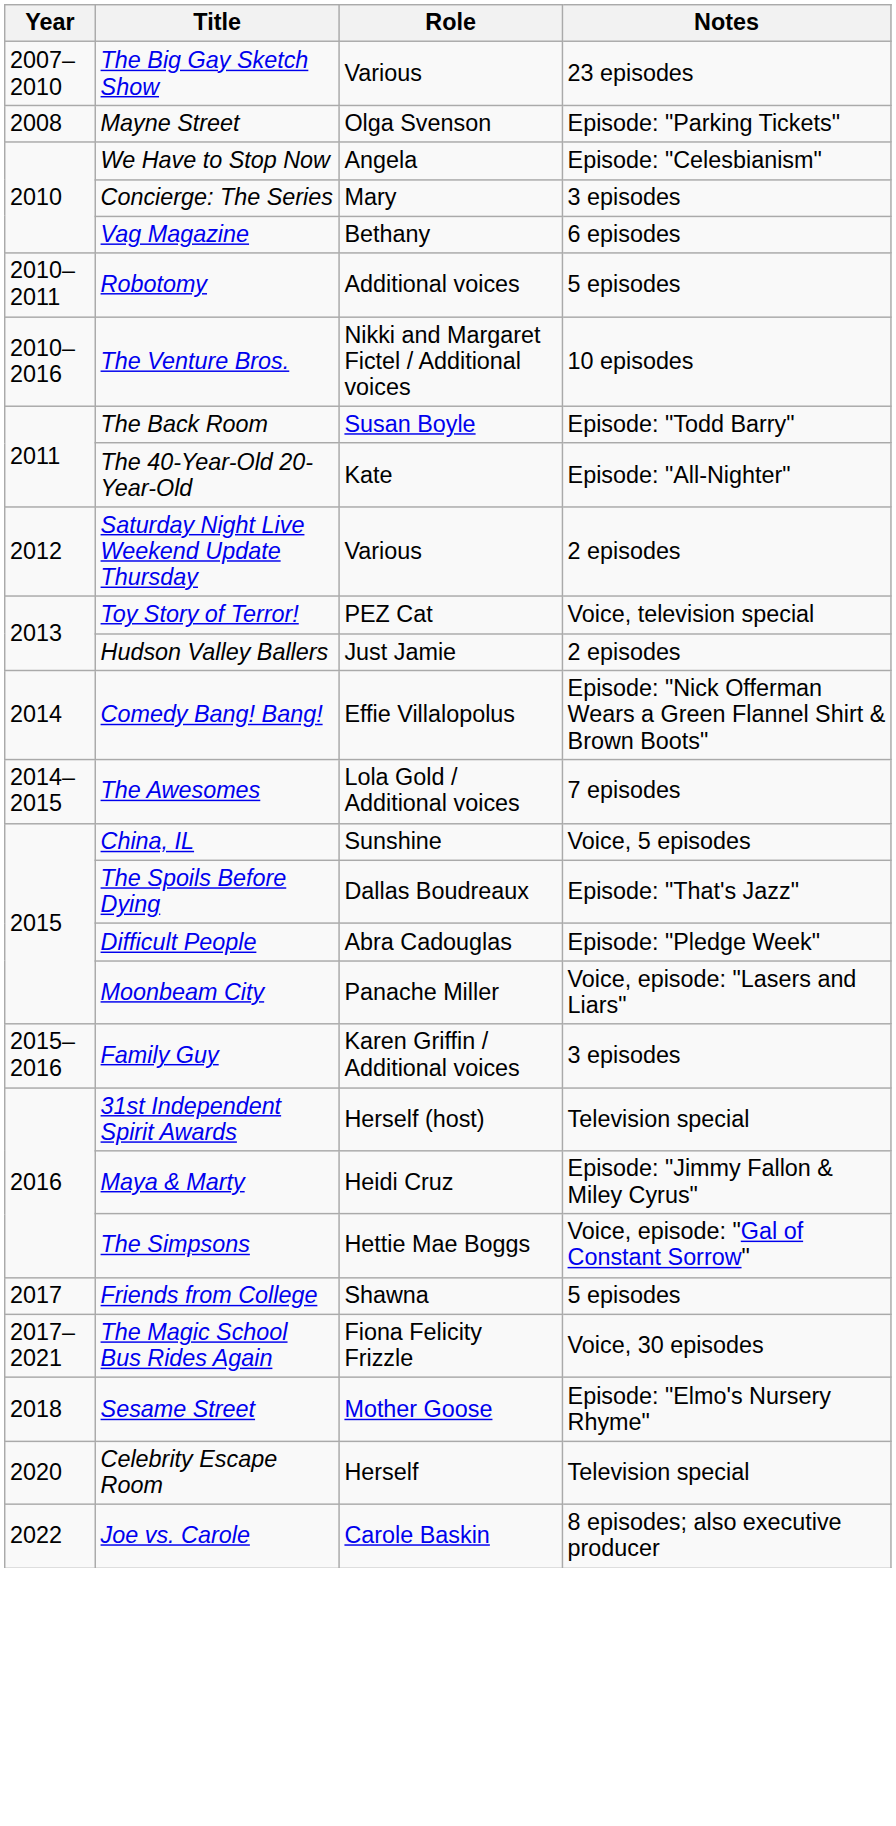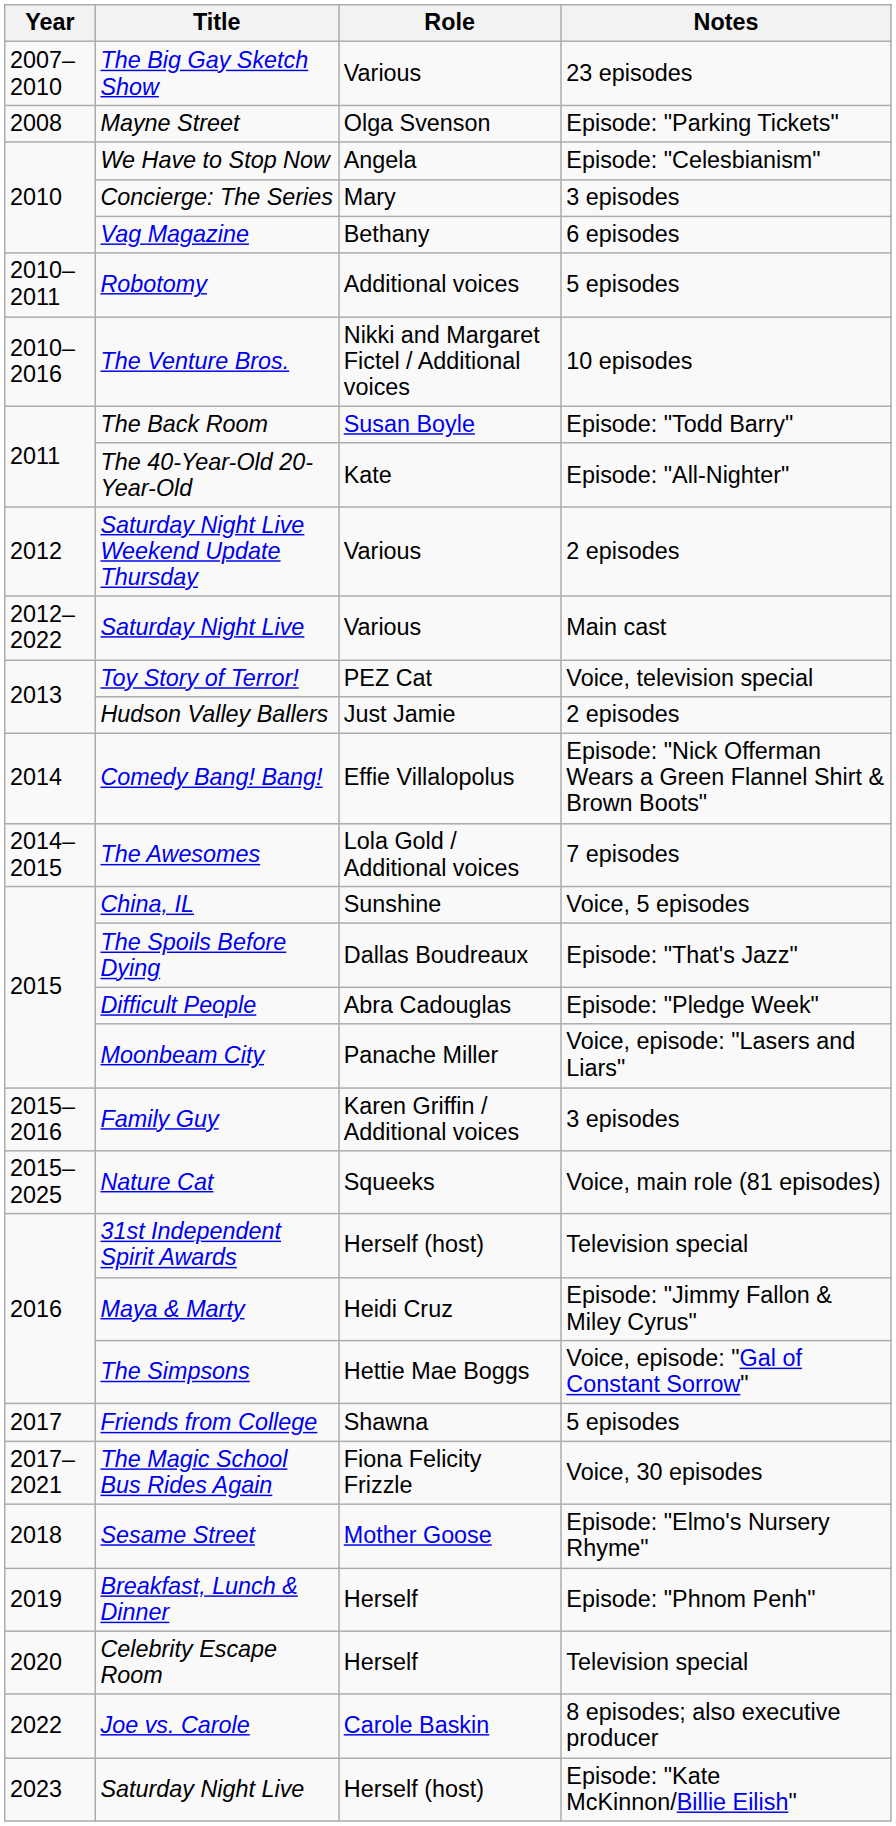+ row: (202, 627)
+ row: (157, 1182)
+ row: (199, 1599)
+ row: (202, 1789)
